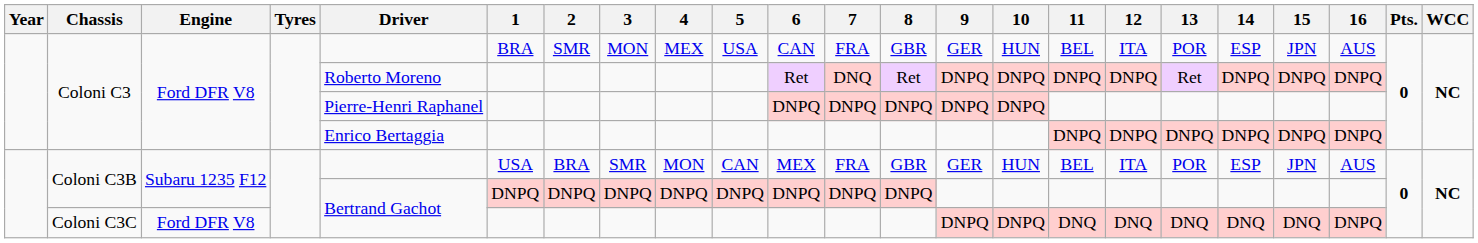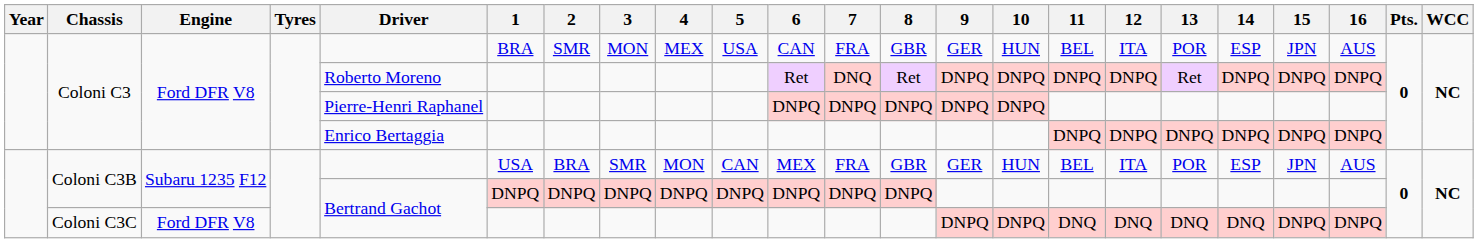(1302, 222) DNQ -> (1302, 222) DNPQ
